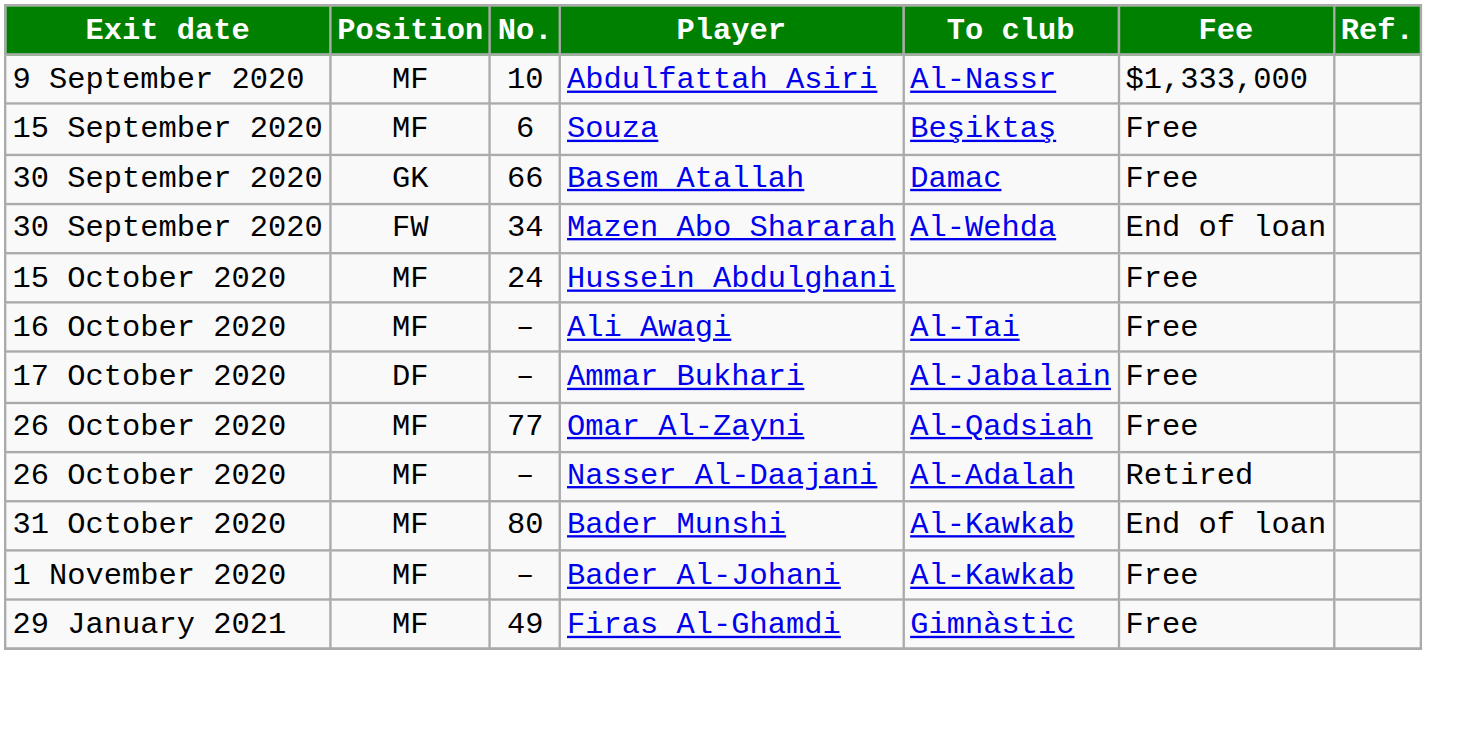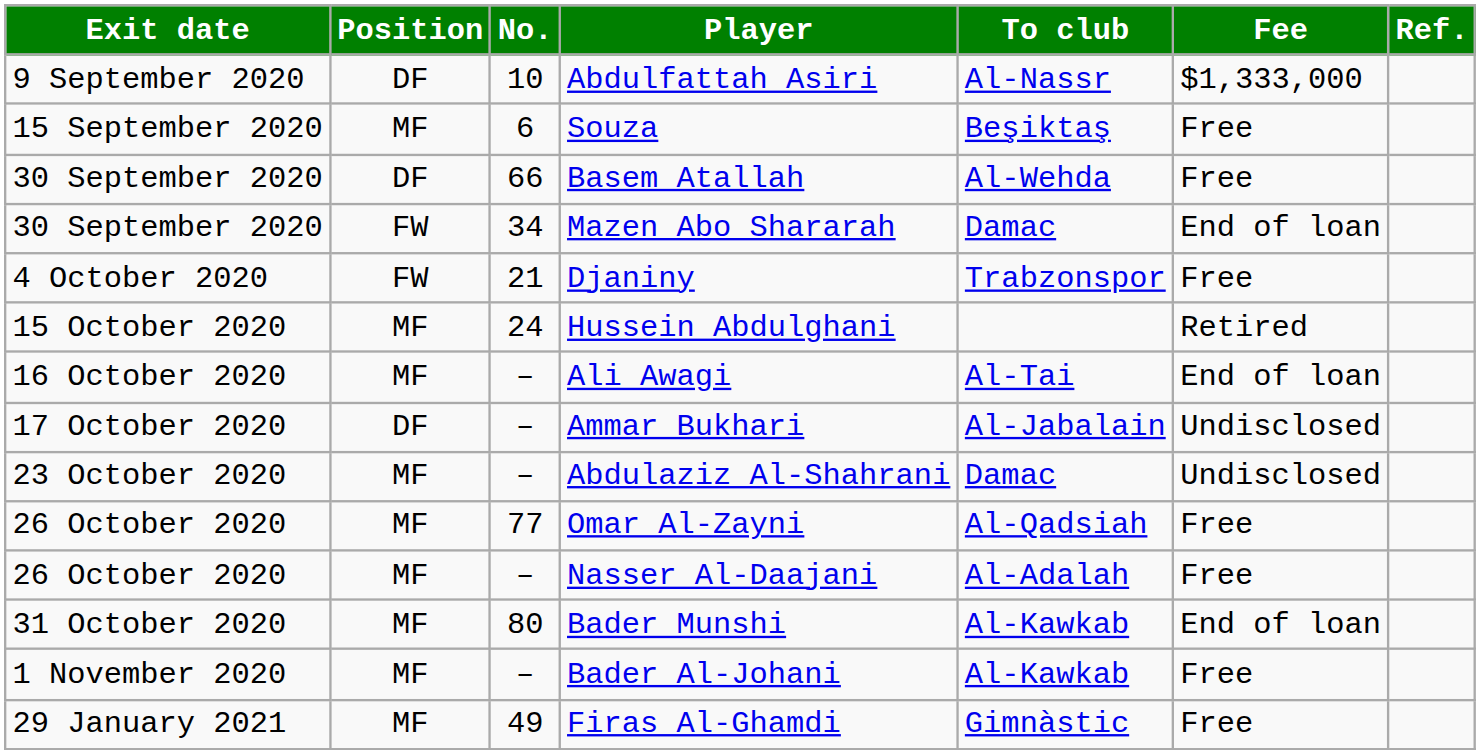(410, 80) MF -> (410, 80) DF
(410, 179) GK -> (410, 179) DF
(956, 179) Damac -> (1038, 179) Al-Wehda
(983, 228) Al-Wehda -> (1011, 228) Damac
+ row: (631, 278)
(1162, 278) Free -> (1244, 327) Retired
(1162, 327) Free -> (1281, 377) End of loan
(1162, 377) Free -> (1281, 427) Undisclosed
+ row: (759, 476)
(1189, 476) Retired -> (1217, 575) Free
